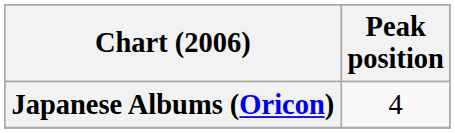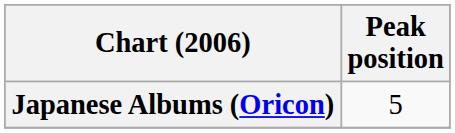(396, 104) 4 -> (396, 104) 5
